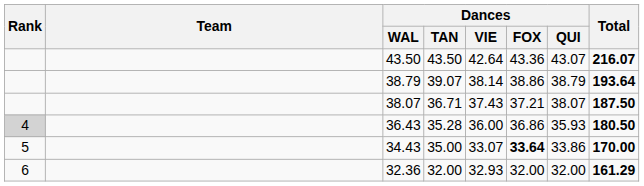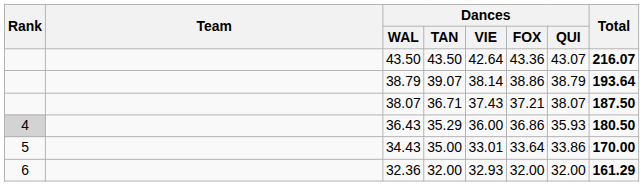(445, 125) 35.28 -> (445, 125) 35.29
(486, 147) 33.07 -> (486, 147) 33.01
(527, 147) bold -> (527, 147) normal
